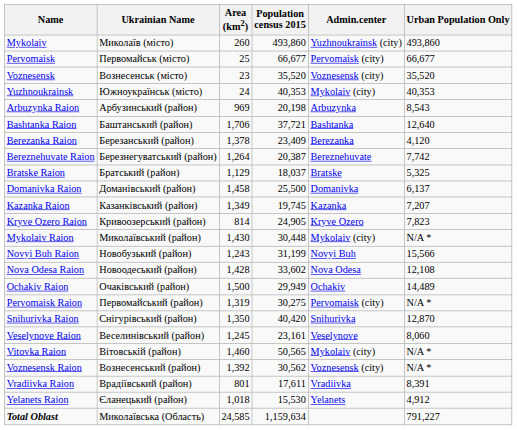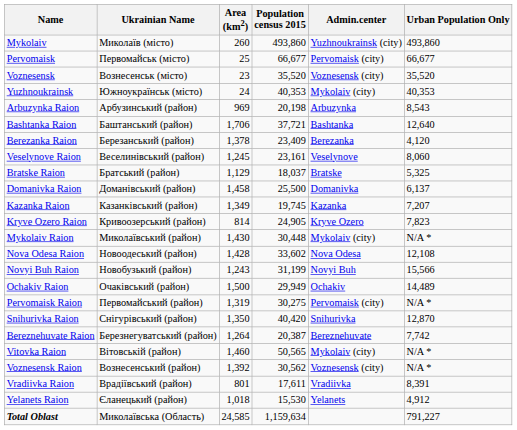rows swapped: (51, 156) <-> (44, 335)
rows swapped: (43, 254) <-> (45, 270)
